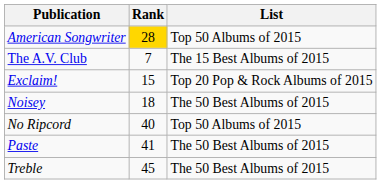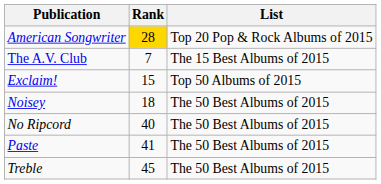(236, 37) Top 50 Albums of 2015 -> (272, 37) Top 20 Pop & Rock Albums of 2015
(272, 80) Top 20 Pop & Rock Albums of 2015 -> (236, 80) Top 50 Albums of 2015
(236, 124) Top 50 Albums of 2015 -> (250, 124) The 50 Best Albums of 2015
